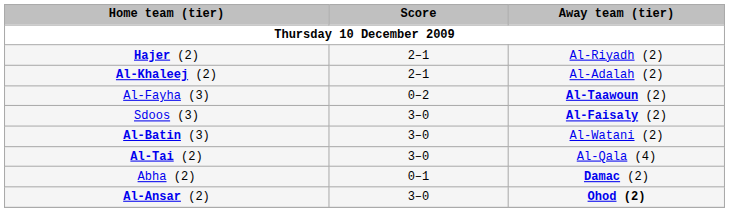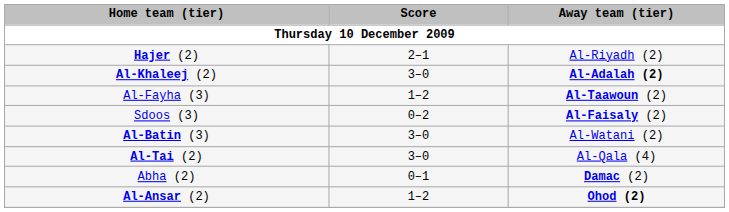(418, 75) 2–1 -> (418, 75) 3–0
(616, 75) normal -> (616, 75) bold
(418, 95) 0–2 -> (418, 95) 1–2
(418, 116) 3–0 -> (418, 116) 0–2
(418, 197) 3–0 -> (418, 197) 1–2
